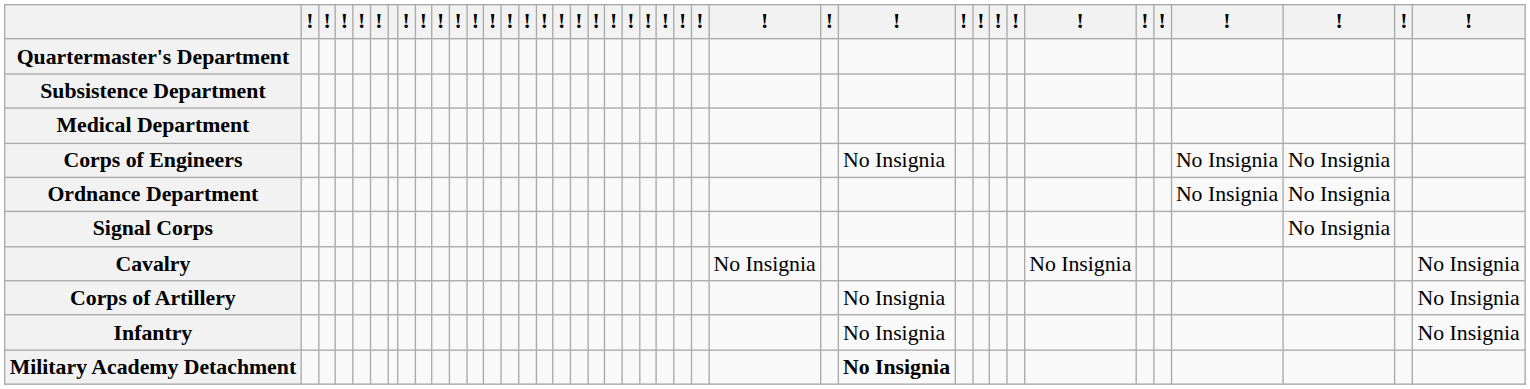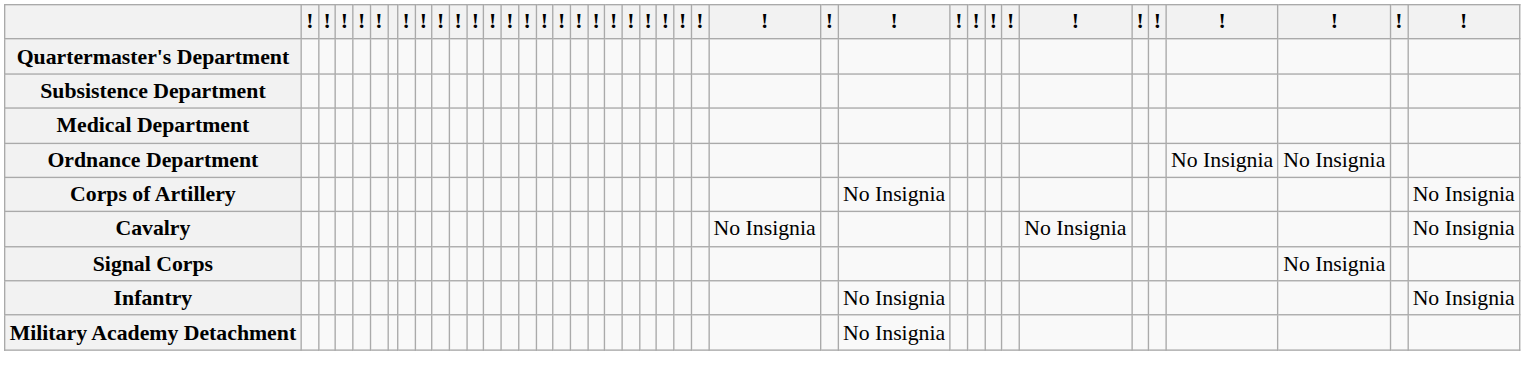- row: (153, 159)
rows swapped: (153, 228) <-> (153, 297)
(897, 366) bold -> (894, 332) normal
